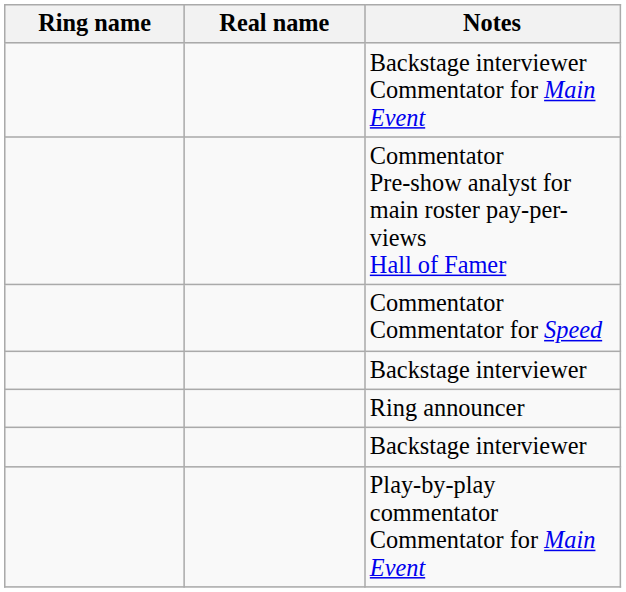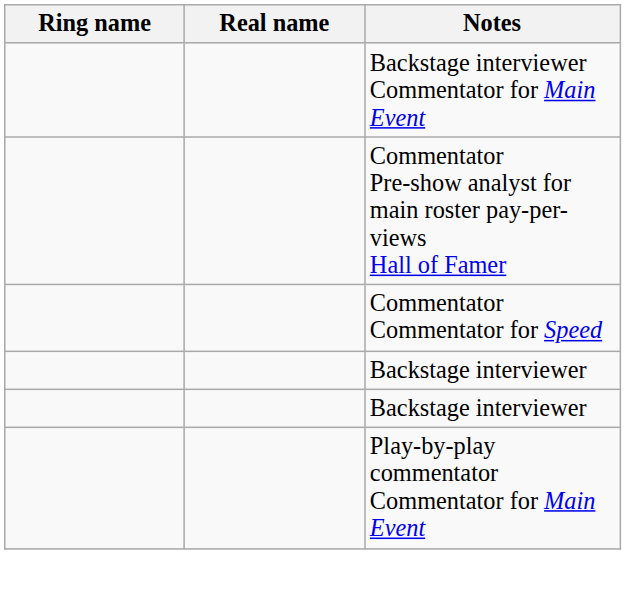- row: (95, 408)
